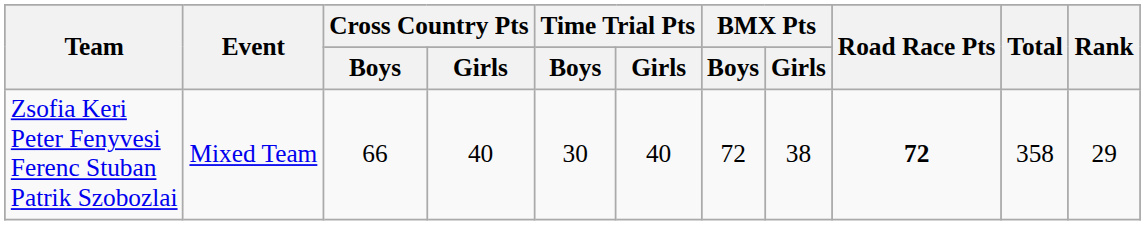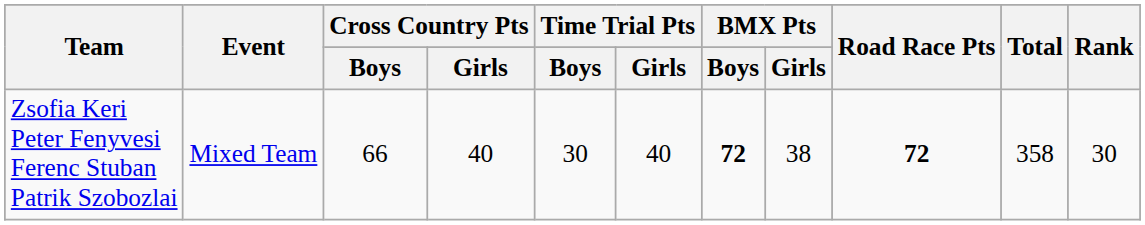(733, 154) normal -> (733, 154) bold
(1104, 154) 29 -> (1104, 154) 30
